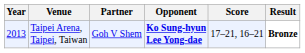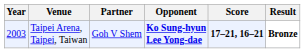(16, 34) 2013 -> (16, 34) 2003
(237, 34) normal -> (237, 34) bold
